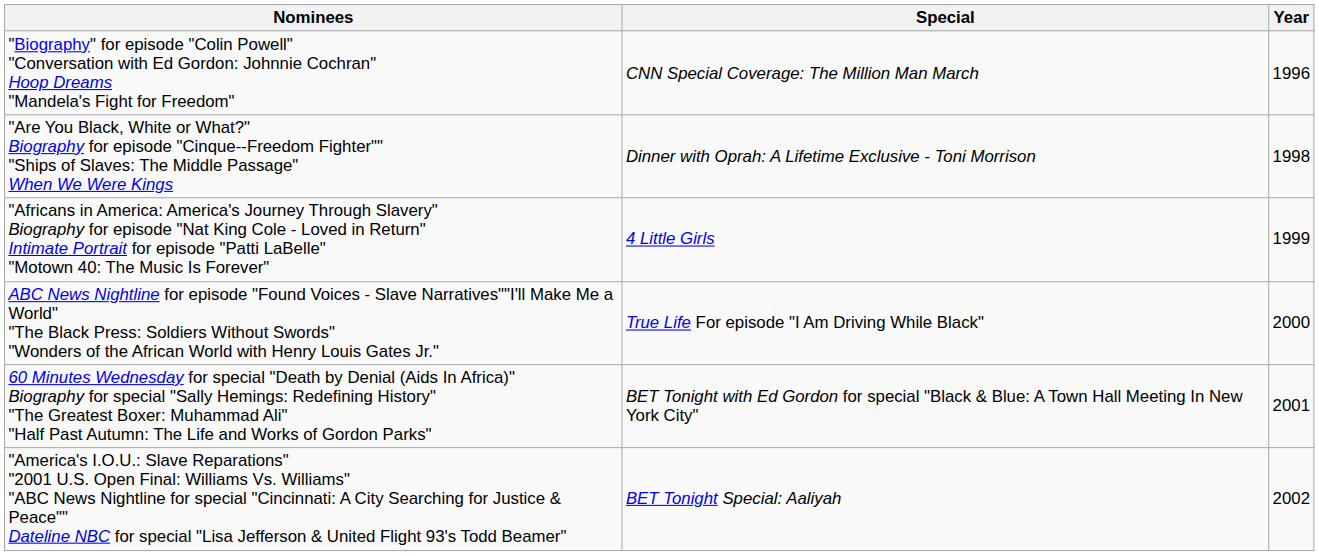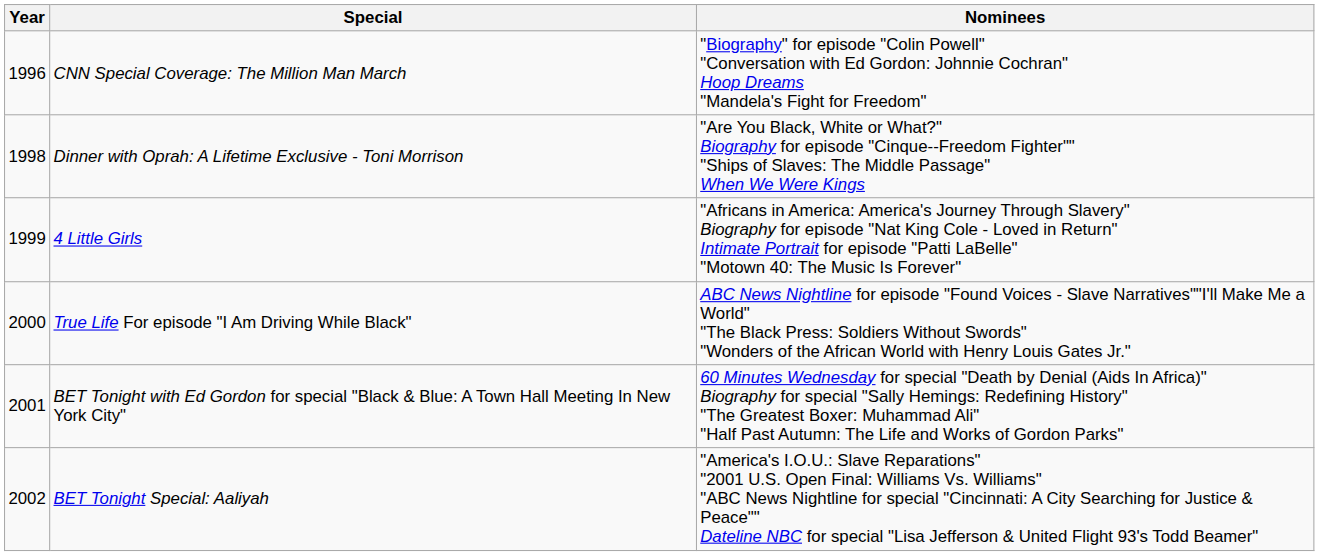columns swapped: (1291, 17) <-> (313, 17)
